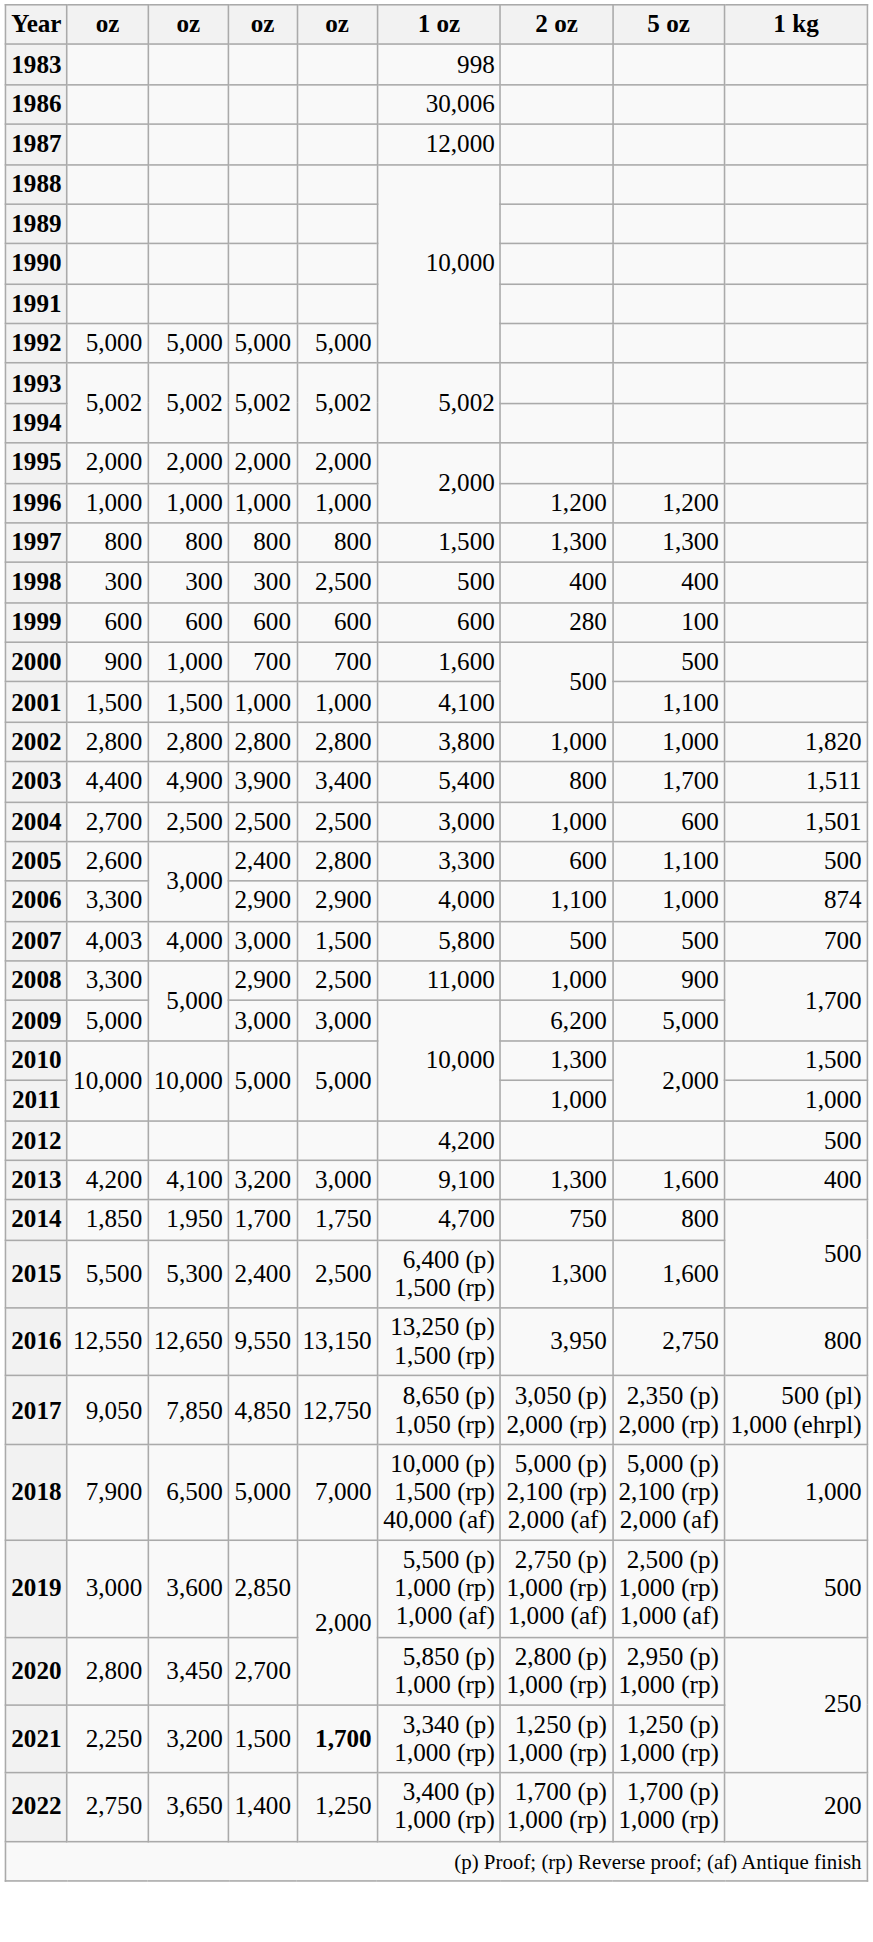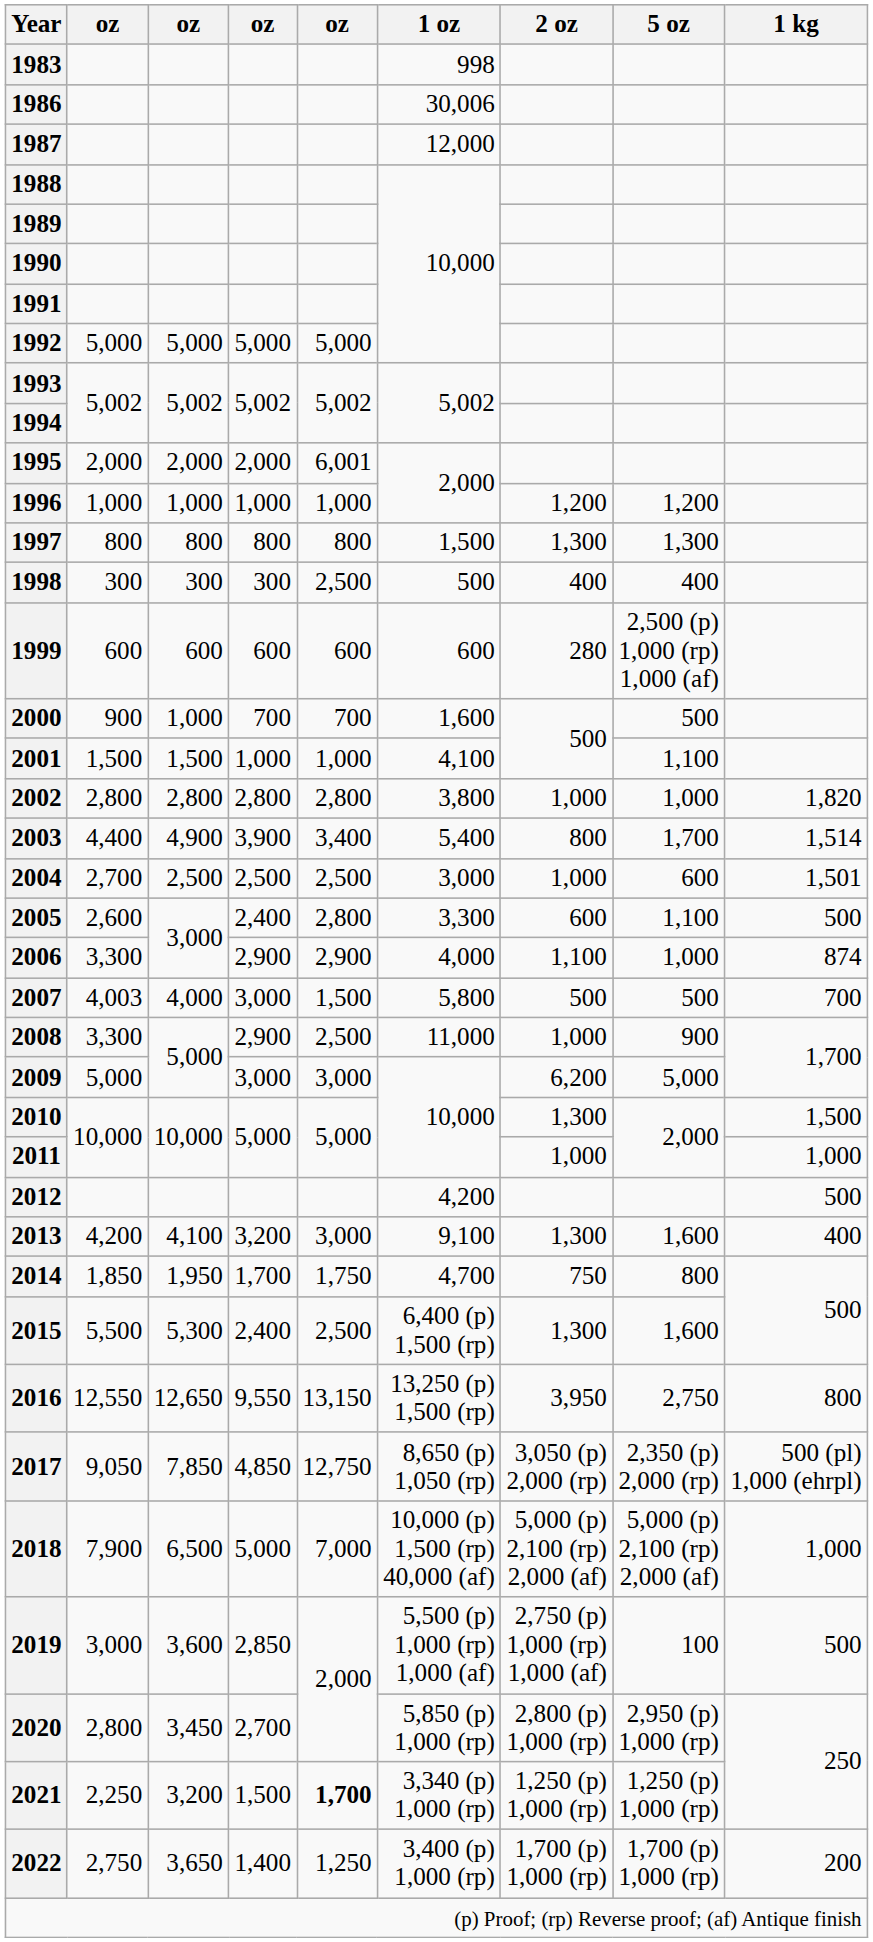(343, 462) 2,000 -> (343, 462) 6,001
(700, 622) 100 -> (669, 650) 2,500 (p) 1,000 (rp) 1,000 (af)
(834, 781) 1,511 -> (833, 837) 1,514
(669, 1588) 2,500 (p) 1,000 (rp) 1,000 (af) -> (700, 1644) 100
